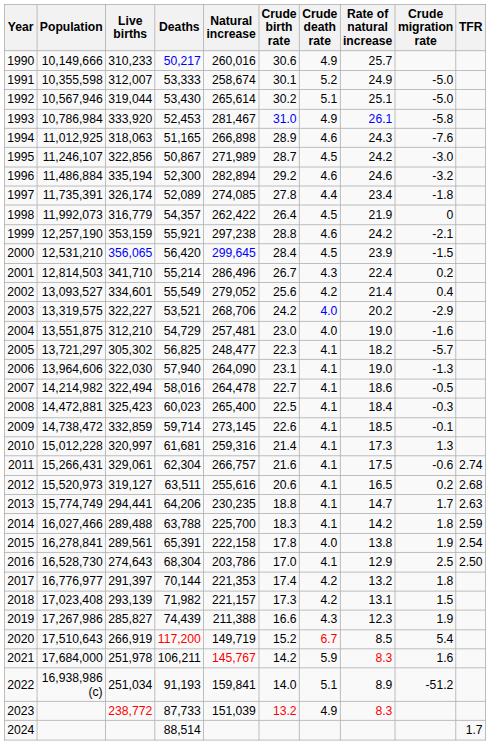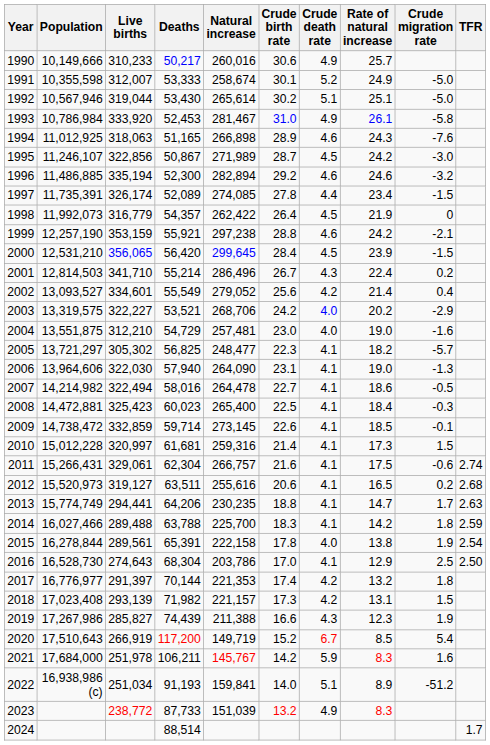(73, 176) 11,486,884 -> (73, 176) 11,486,885
(443, 195) -1.8 -> (443, 195) -1.5
(445, 446) 1.3 -> (445, 446) 1.5
(72, 542) 16,278,841 -> (72, 542) 16,278,844
